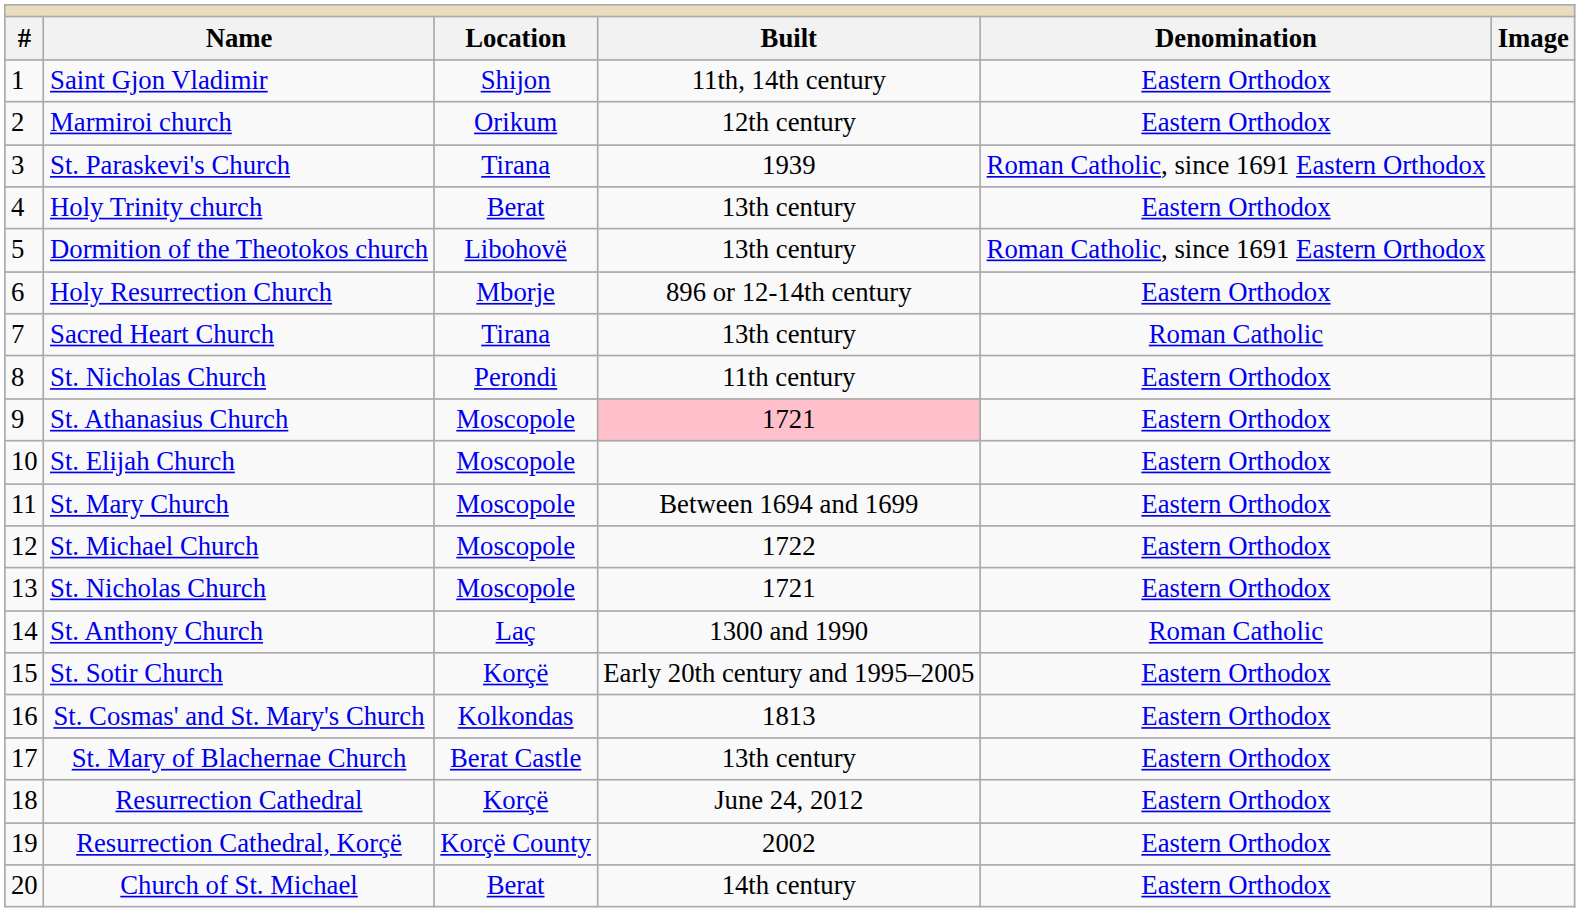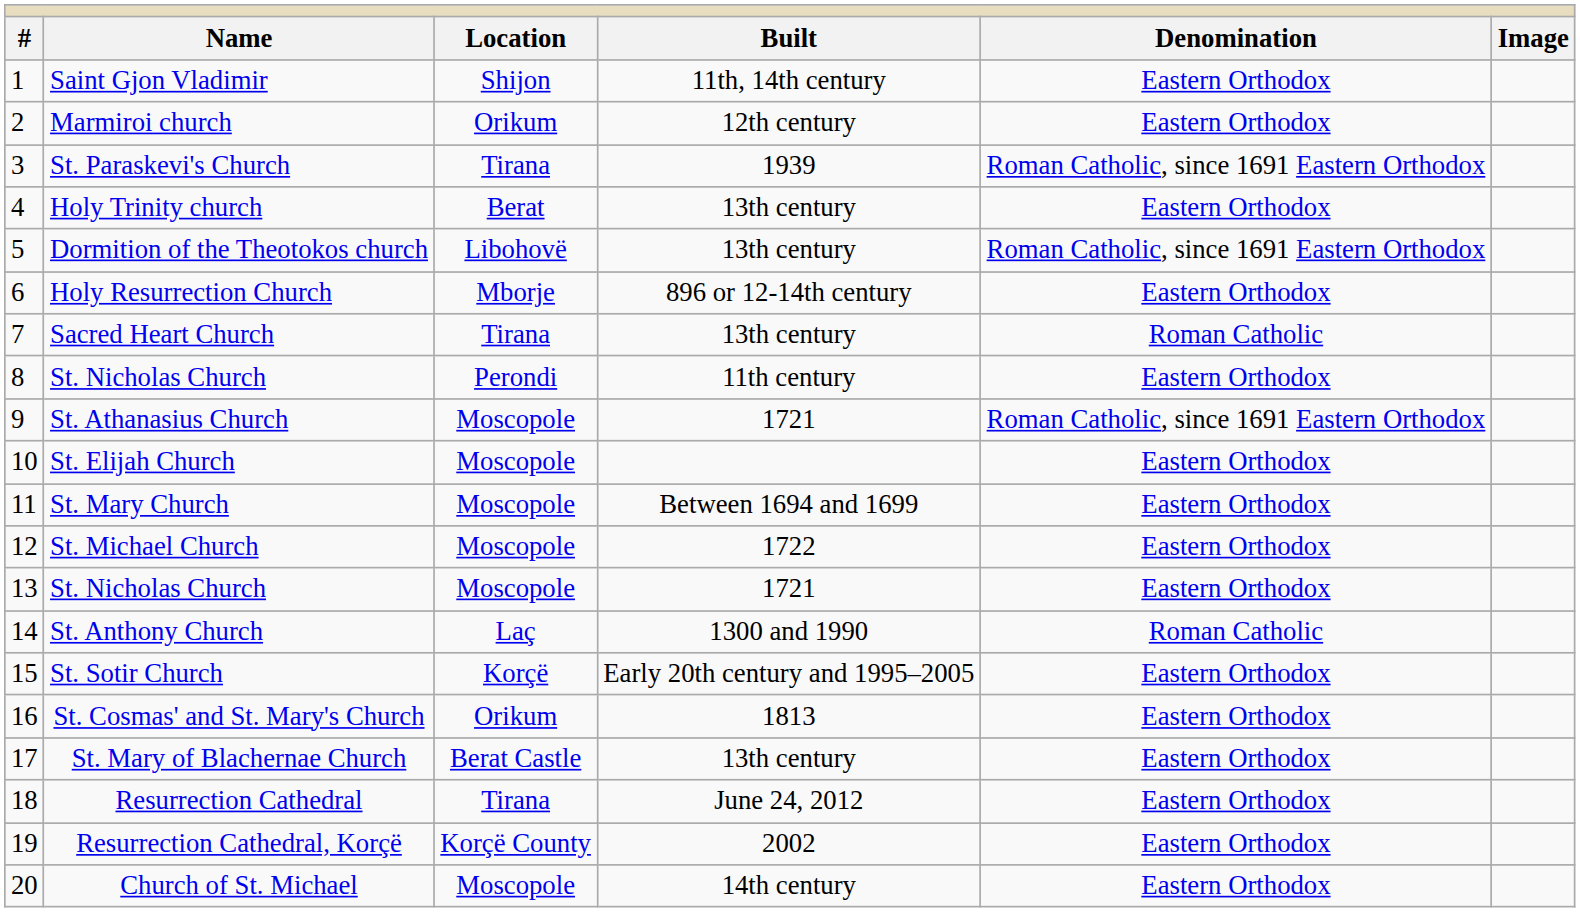(789, 419) pink background -> (789, 419) no background
(1236, 419) Eastern Orthodox -> (1236, 419) Roman Catholic, since 1691 Eastern Orthodox
(516, 716) Kolkondas -> (516, 716) Orikum
(516, 800) Korçë -> (516, 800) Tirana
(516, 885) Berat -> (516, 885) Moscopole
